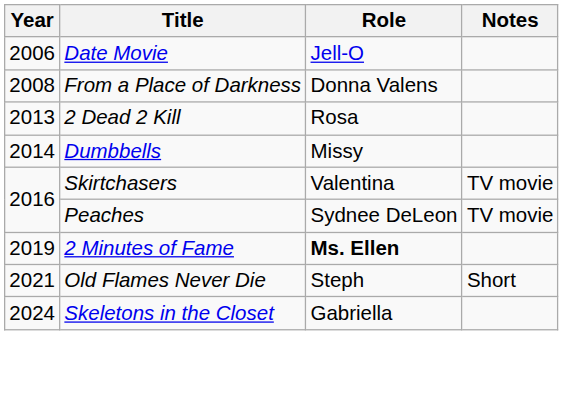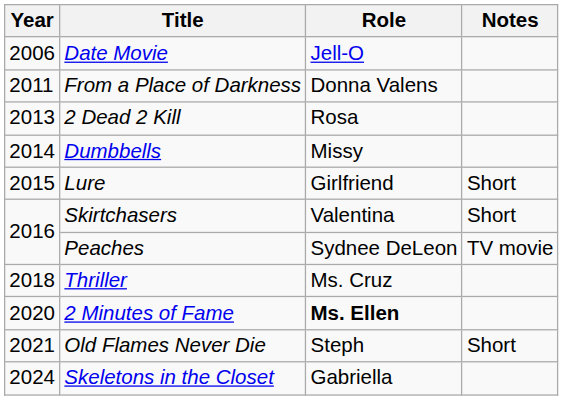(32, 85) 2008 -> (31, 85) 2011
+ row: (85, 183)
(510, 183) TV movie -> (491, 215) Short
+ row: (96, 280)
(32, 248) 2019 -> (32, 313) 2020
